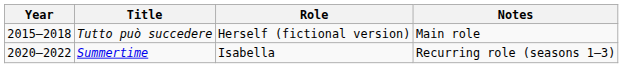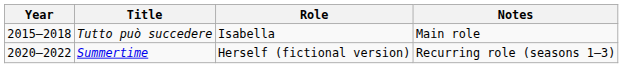(314, 33) Herself (fictional version) -> (246, 33) Isabella
(246, 53) Isabella -> (314, 53) Herself (fictional version)
